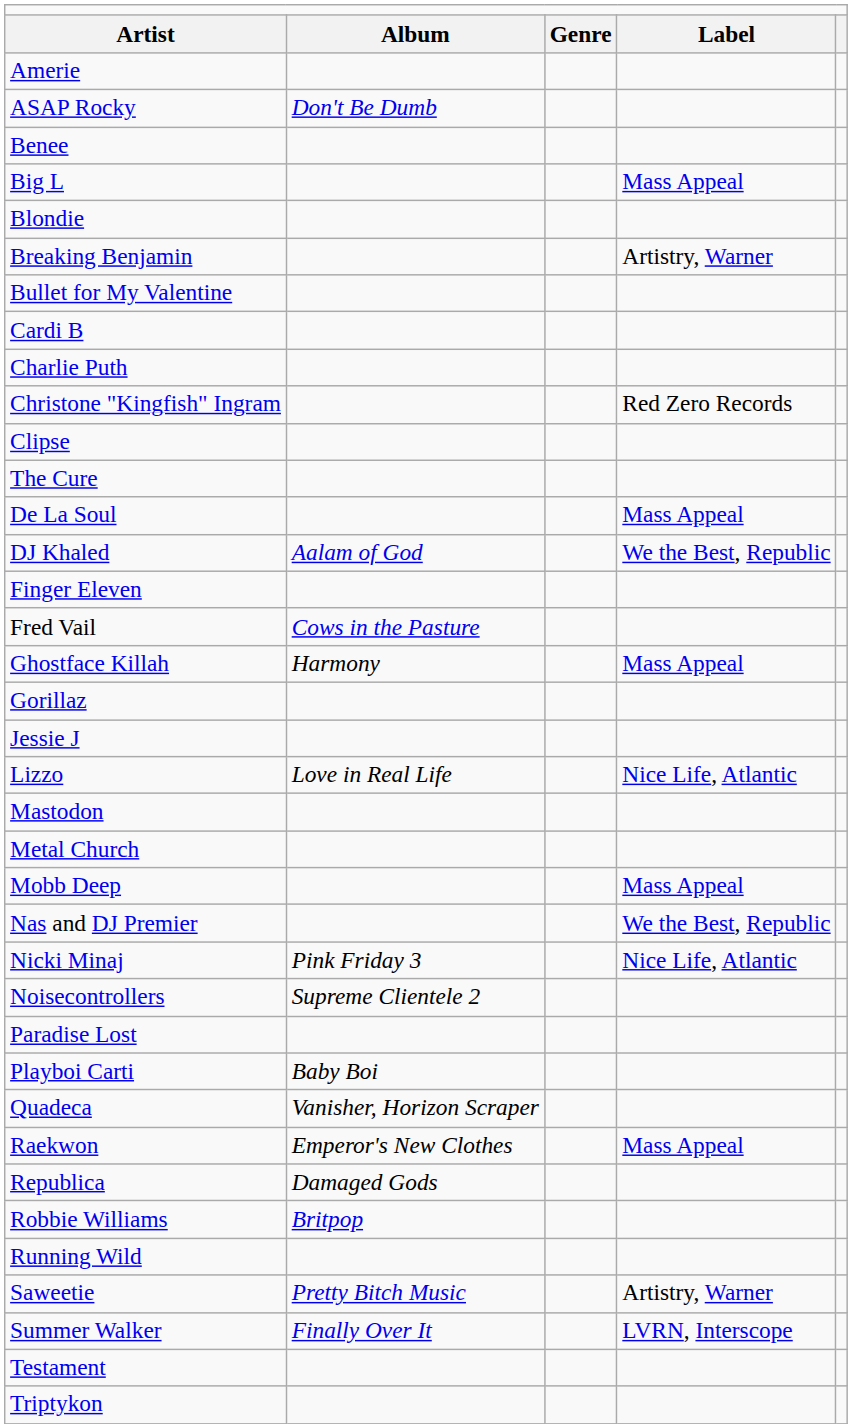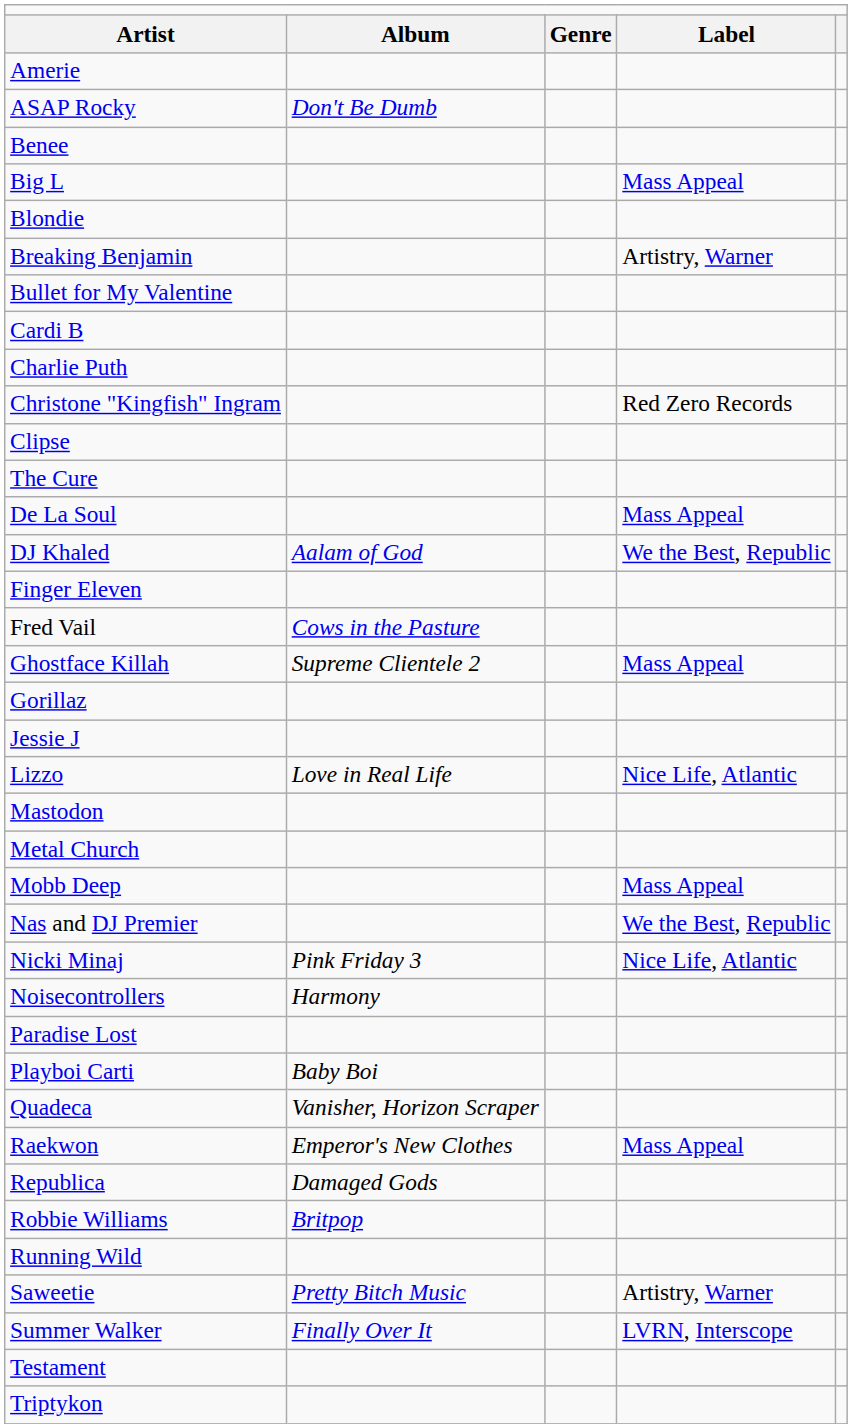(336, 663) Harmony -> (386, 663) Supreme Clientele 2
(386, 997) Supreme Clientele 2 -> (336, 997) Harmony
